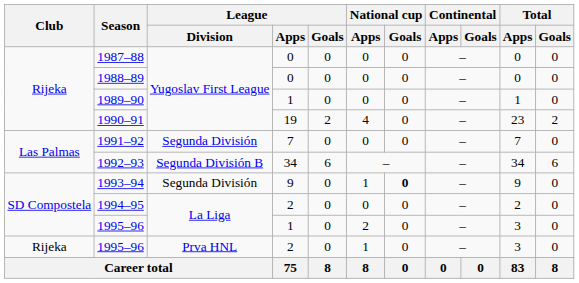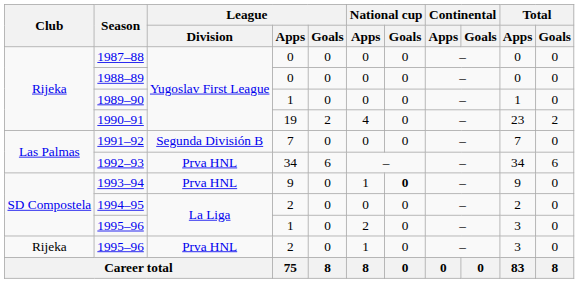(210, 141) Segunda División -> (210, 141) Segunda División B
(210, 162) Segunda División B -> (210, 162) Prva HNL
(210, 183) Segunda División -> (210, 183) Prva HNL
